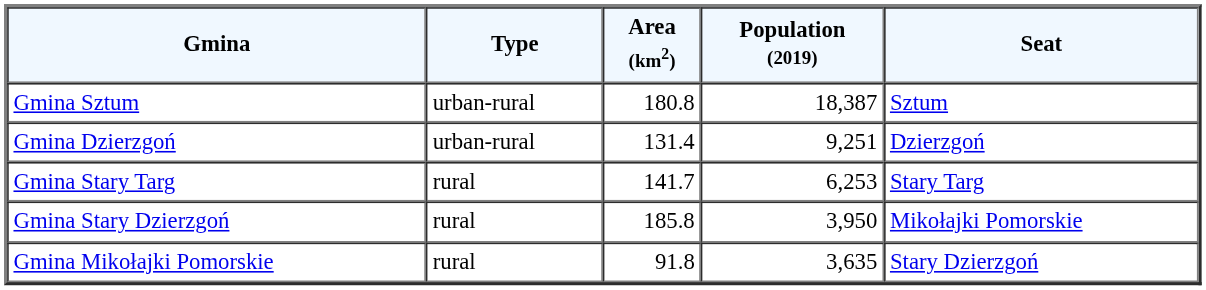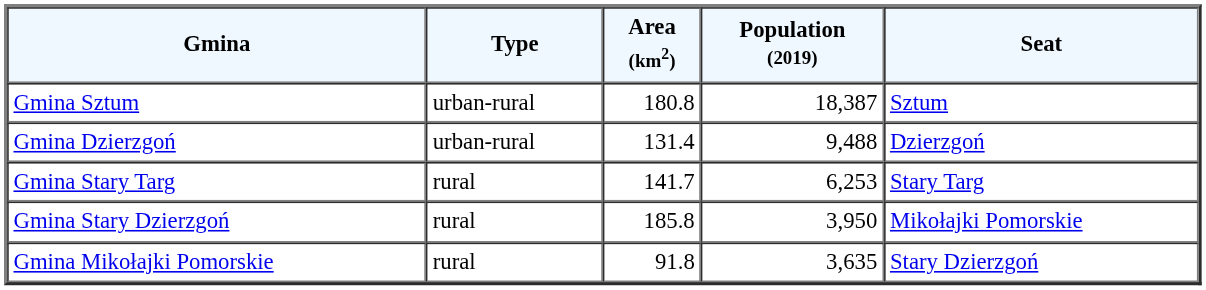(852, 141) 9,251 -> (852, 141) 9,488
